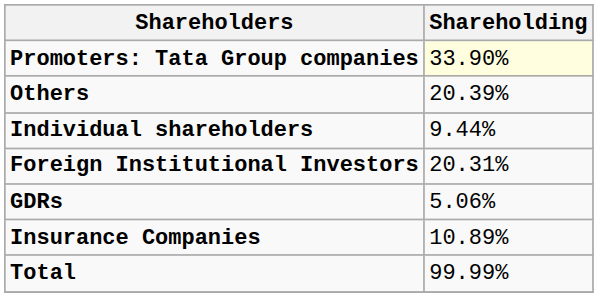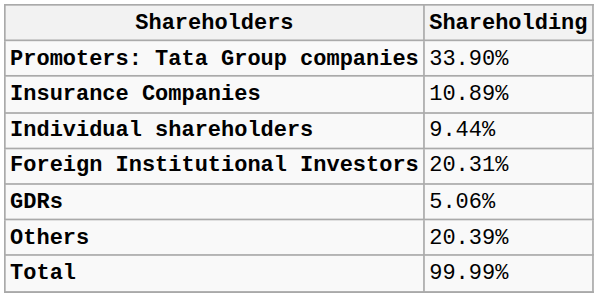(469, 59) lightyellow background -> (469, 59) no background
rows swapped: (135, 238) <-> (50, 94)
